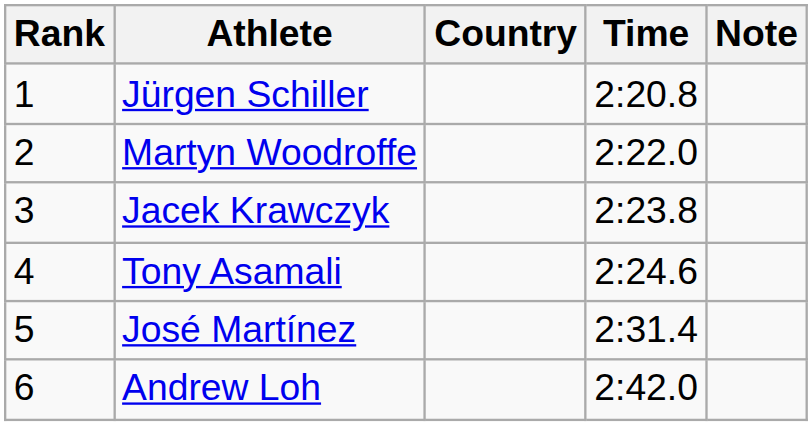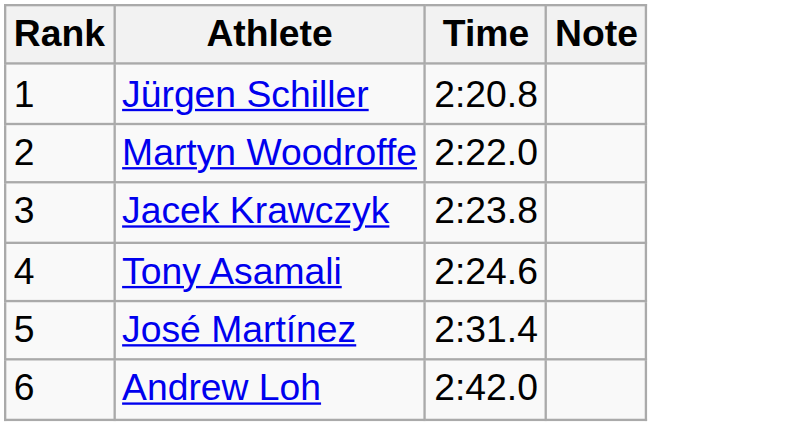- column: (506, 34)
